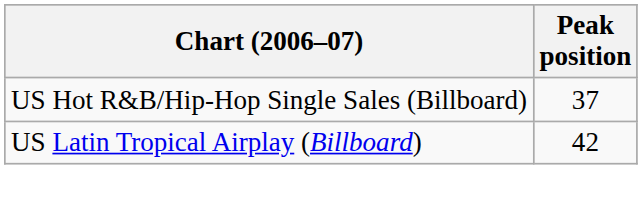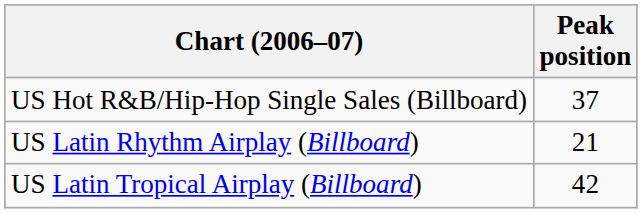+ row: (215, 142)
